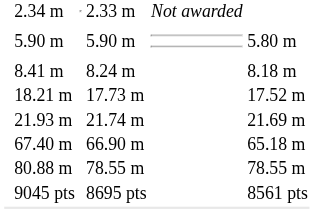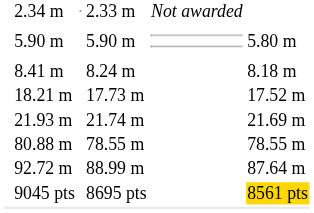- row: (43, 144)
+ row: (43, 168)
(278, 193) no background -> (278, 193) gold background
